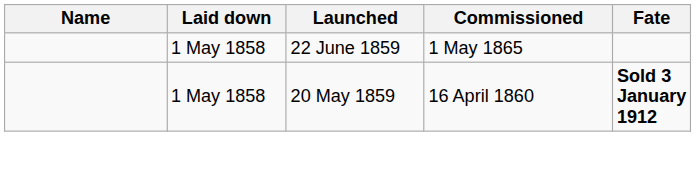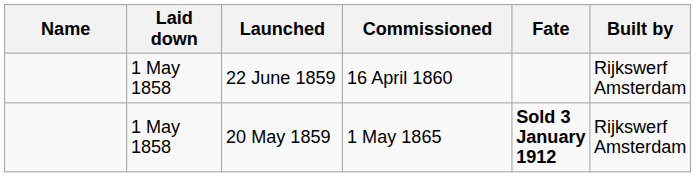+ column: (640, 29)
(476, 47) 1 May 1865 -> (400, 78) 16 April 1860
(481, 96) 16 April 1860 -> (394, 137) 1 May 1865
